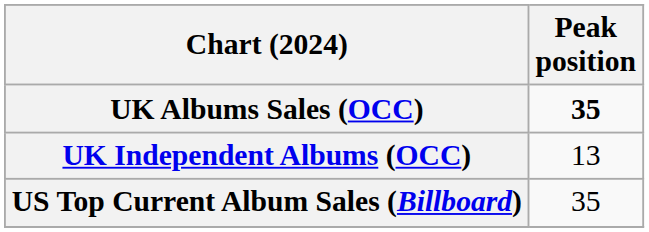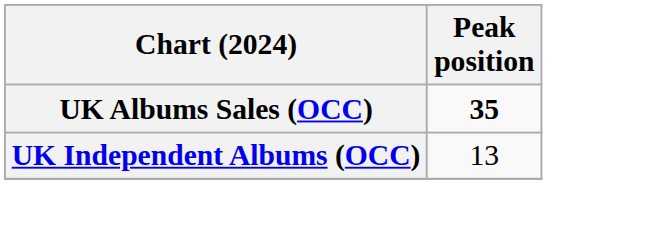- row: (267, 202)
